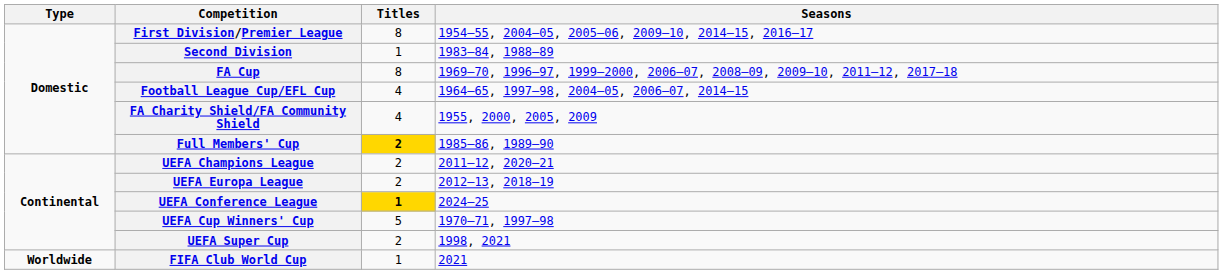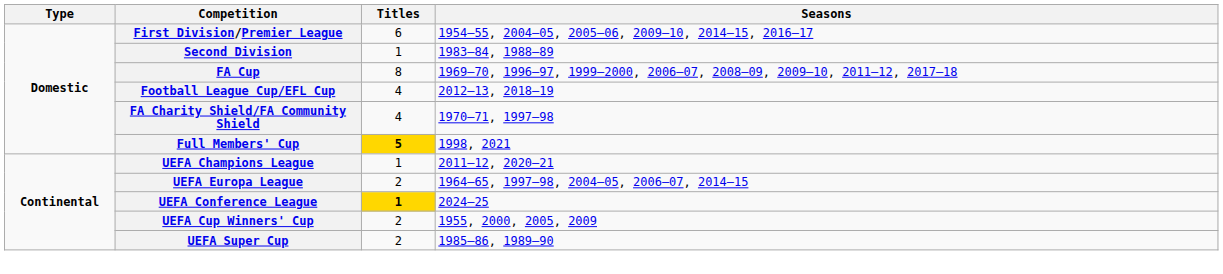(398, 34) 8 -> (398, 34) 6
(593, 92) 1964–65, 1997–98, 2004–05, 2006–07, 2014–15 -> (496, 92) 2012–13, 2018–19
(518, 118) 1955, 2000, 2005, 2009 -> (496, 118) 1970–71, 1997–98
(398, 144) 2 -> (398, 144) 5
(496, 144) 1985–86, 1989–90 -> (474, 144) 1998, 2021
(398, 163) 2 -> (398, 163) 1
(496, 183) 2012–13, 2018–19 -> (593, 183) 1964–65, 1997–98, 2004–05, 2006–07, 2014–15
(398, 221) 5 -> (398, 221) 2
(496, 221) 1970–71, 1997–98 -> (518, 221) 1955, 2000, 2005, 2009
(474, 241) 1998, 2021 -> (496, 241) 1985–86, 1989–90
- row: (238, 260)
